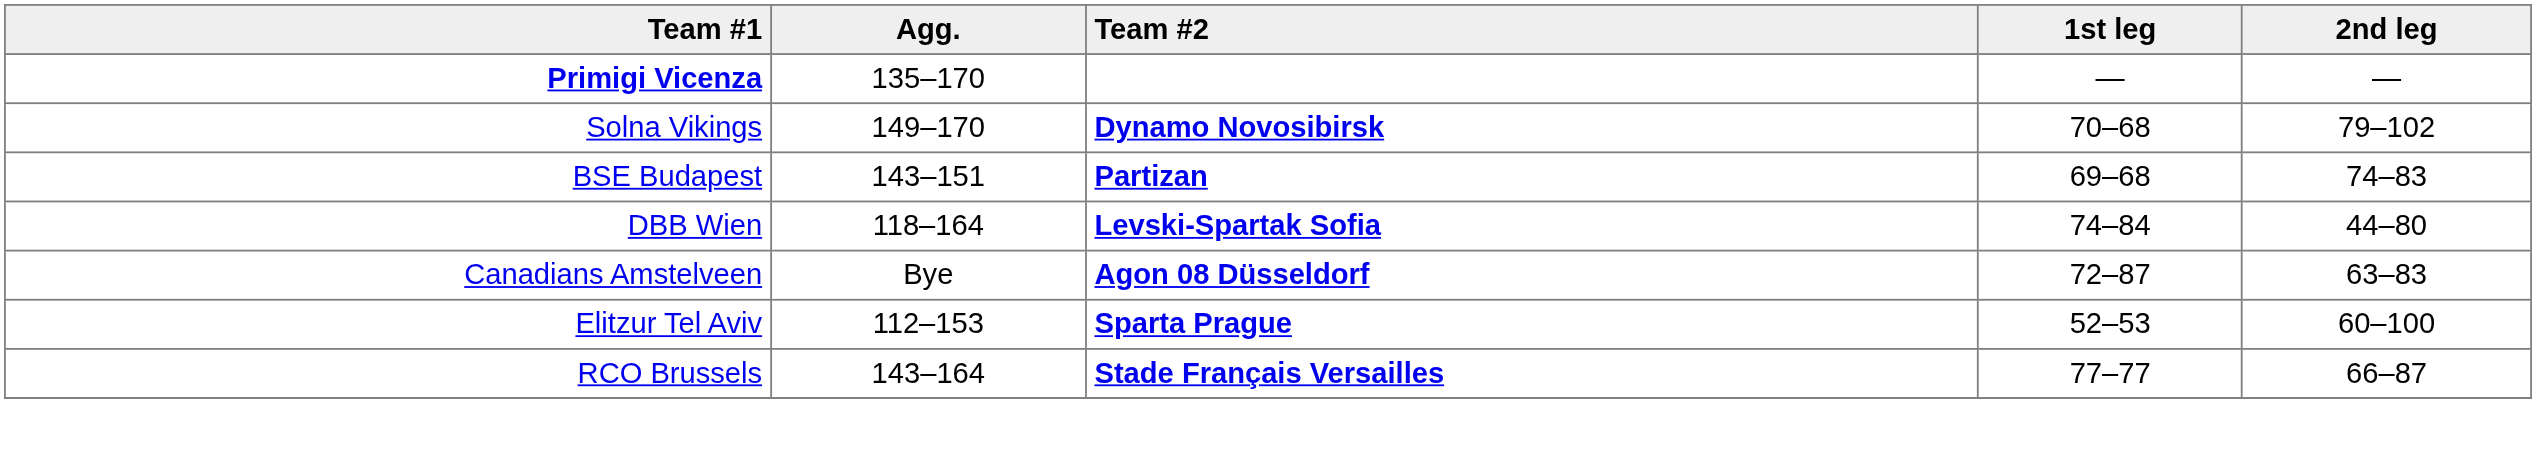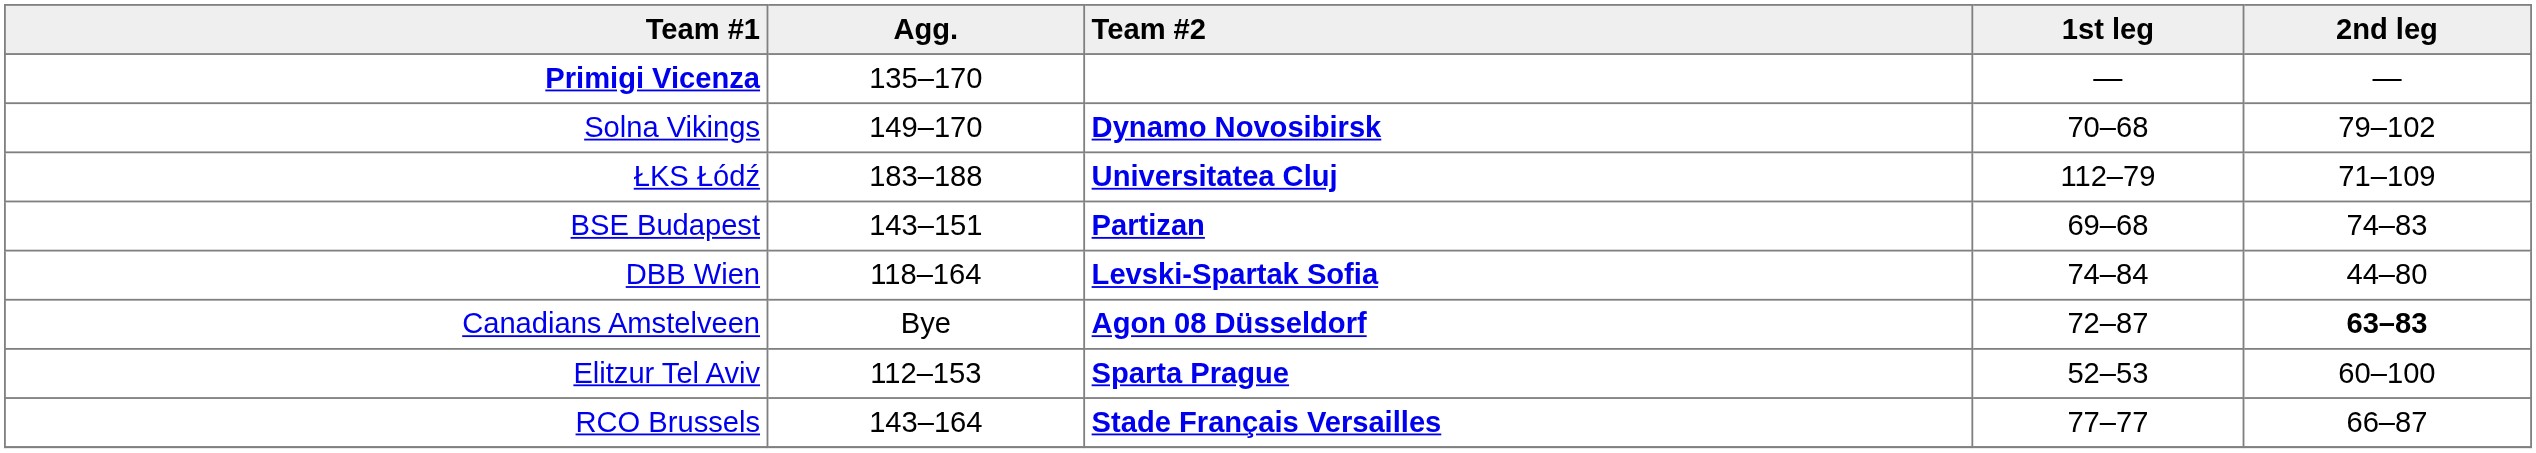+ row: (697, 176)
(2387, 274) normal -> (2387, 323) bold
